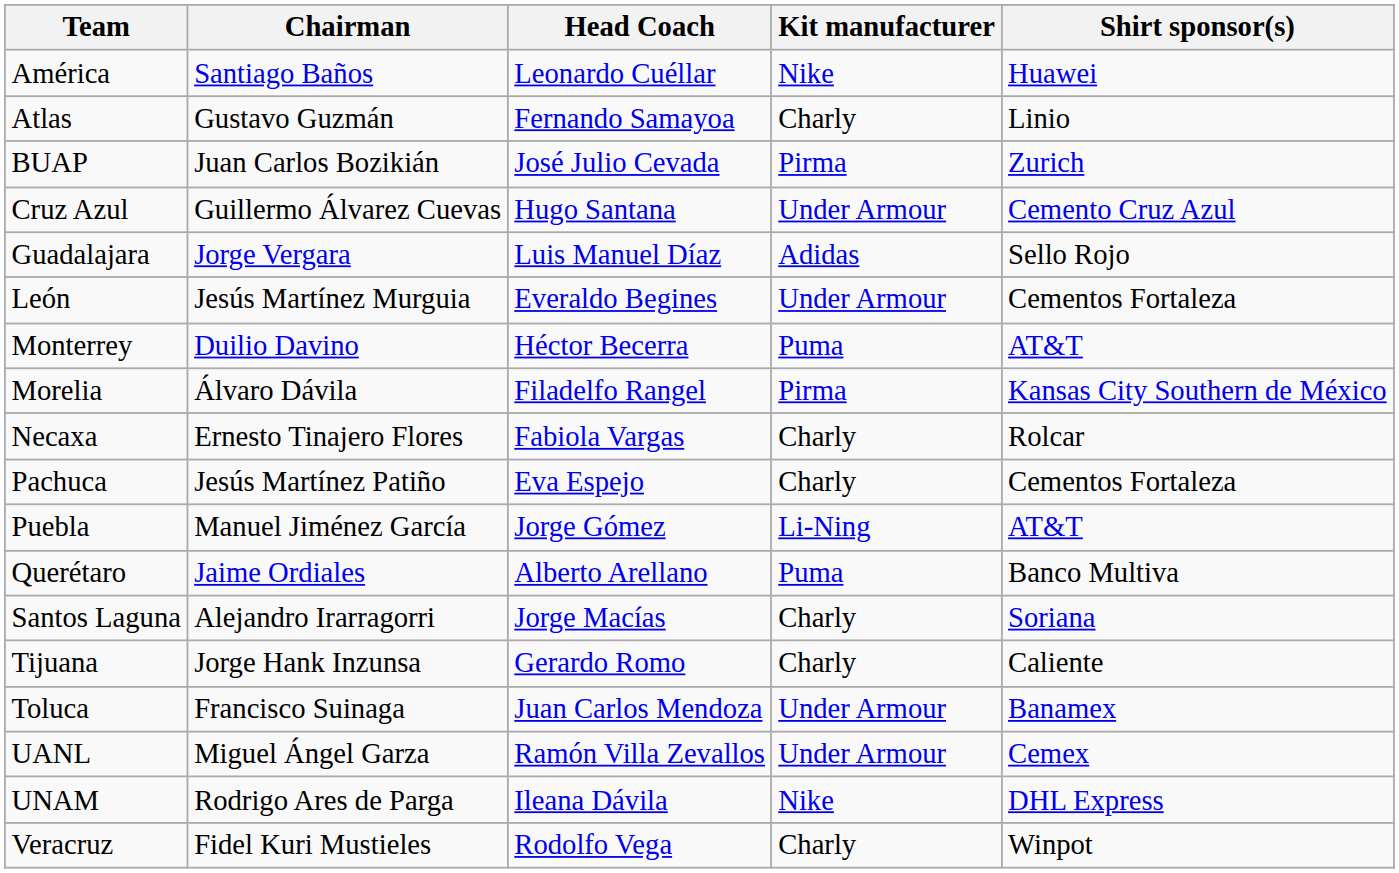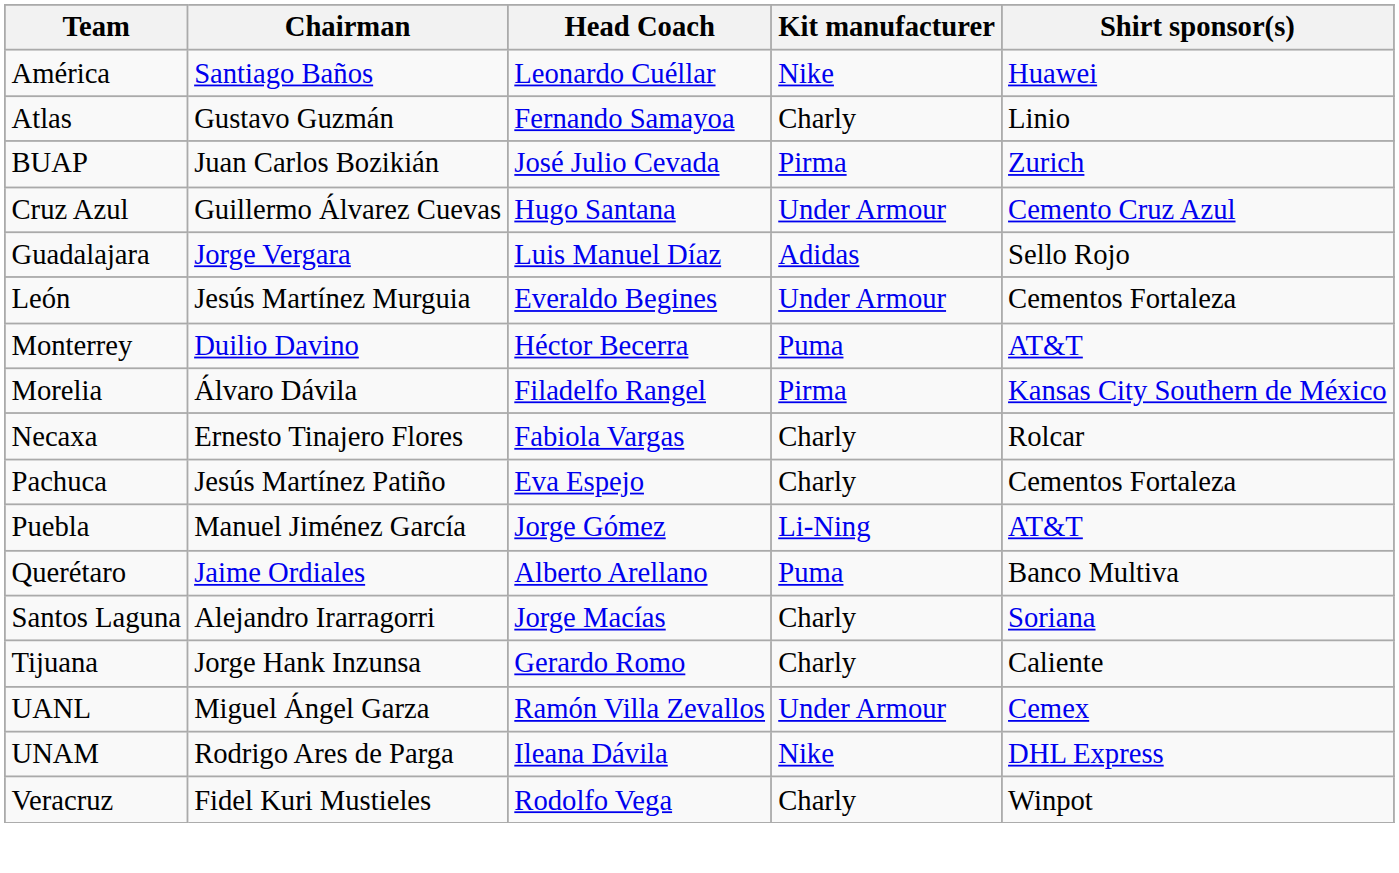- row: (50, 708)
